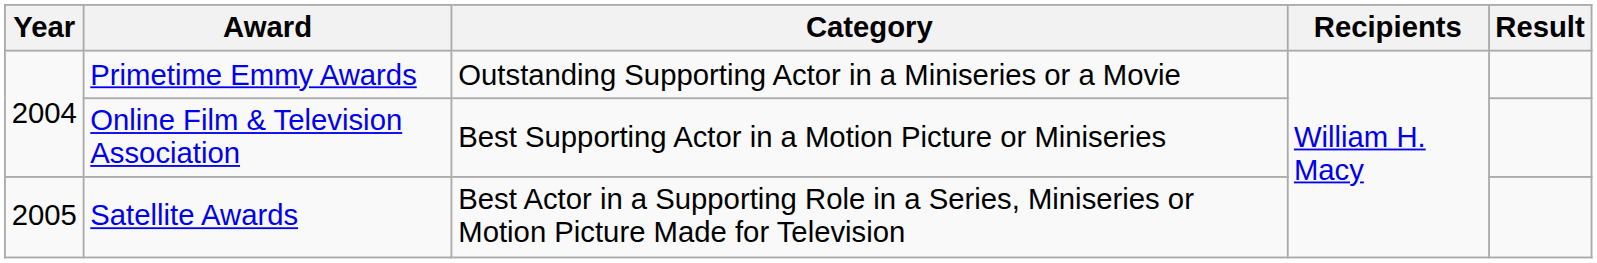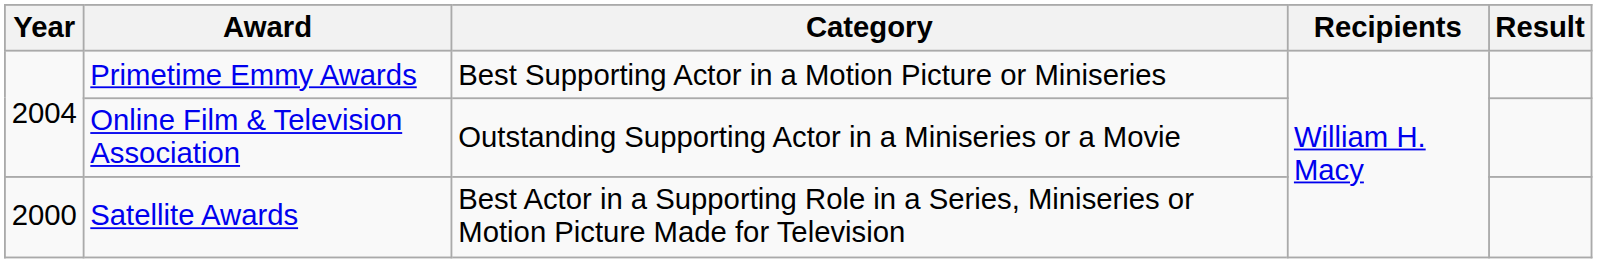(820, 74) Outstanding Supporting Actor in a Miniseries or a Movie -> (812, 74) Best Supporting Actor in a Motion Picture or Miniseries
(812, 137) Best Supporting Actor in a Motion Picture or Miniseries -> (820, 137) Outstanding Supporting Actor in a Miniseries or a Movie
(44, 216) 2005 -> (44, 216) 2000
